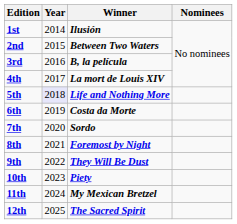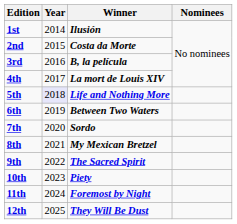(114, 45) Between Two Waters -> (103, 45) Costa da Morte
(103, 111) Costa da Morte -> (114, 111) Between Two Waters
(110, 144) Foremost by Night -> (113, 144) My Mexican Bretzel
(109, 161) They Will Be Dust -> (108, 161) The Sacred Spirit
(113, 194) My Mexican Bretzel -> (110, 194) Foremost by Night
(108, 210) The Sacred Spirit -> (109, 210) They Will Be Dust
